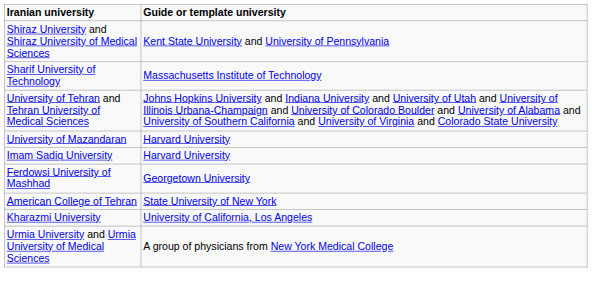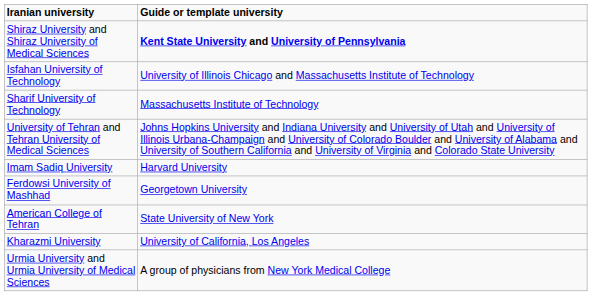(266, 41) normal -> (273, 41) bold
+ row: (55, 76)
- row: (67, 139)
